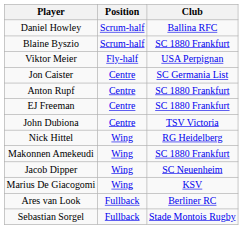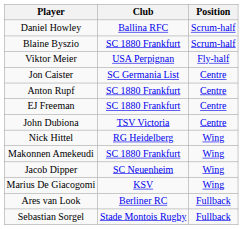columns swapped: (122, 12) <-> (192, 12)
